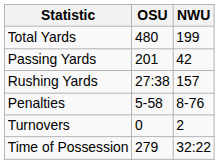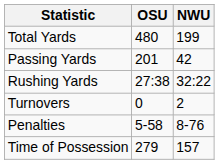(188, 81) 157 -> (194, 81) 32:22
rows swapped: (36, 103) <-> (39, 125)
(194, 147) 32:22 -> (188, 147) 157
